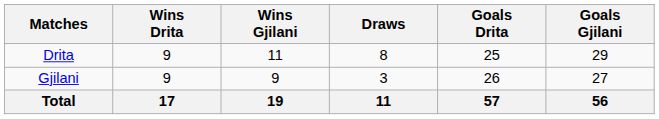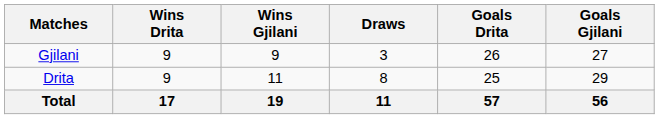rows swapped: (59, 55) <-> (59, 78)
